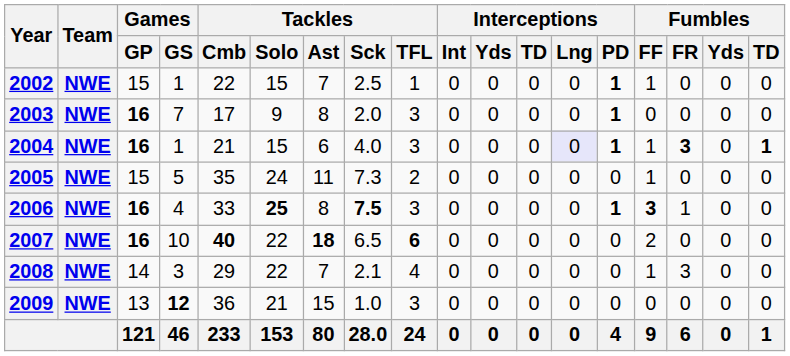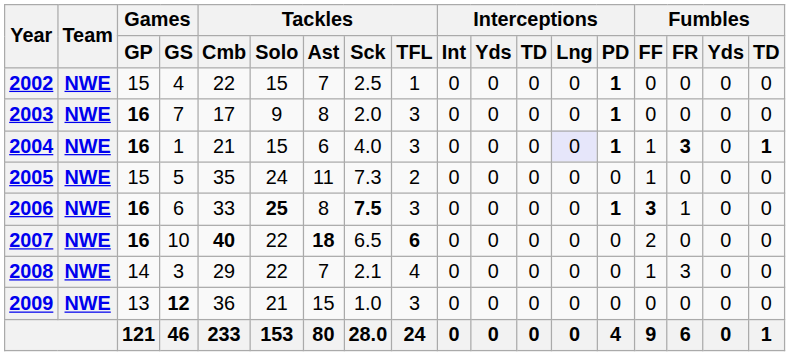(179, 83) 1 -> (179, 83) 4
(651, 83) 1 -> (651, 83) 0
(179, 209) 4 -> (179, 209) 6
